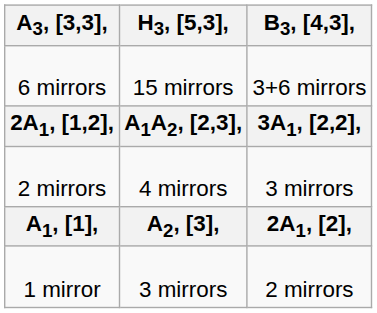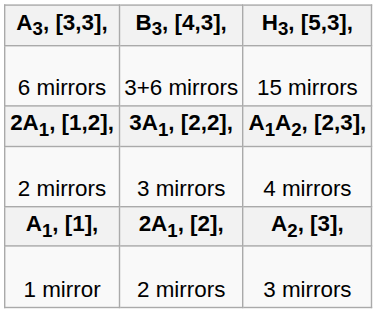columns swapped: (309, 25) <-> (183, 25)
